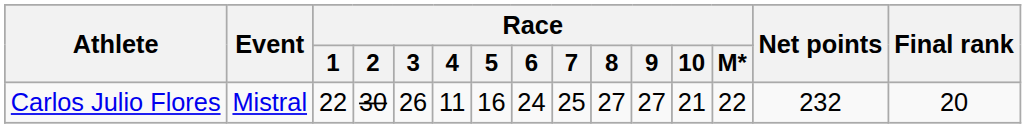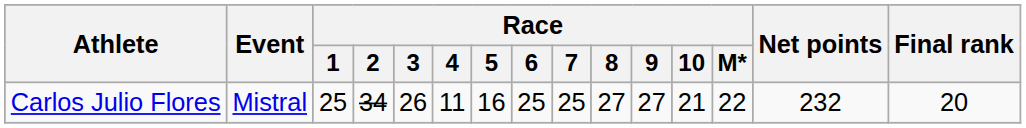(333, 103) 22 -> (333, 103) 25
(373, 103) 30 -> (373, 103) 34
(531, 103) 24 -> (531, 103) 25
